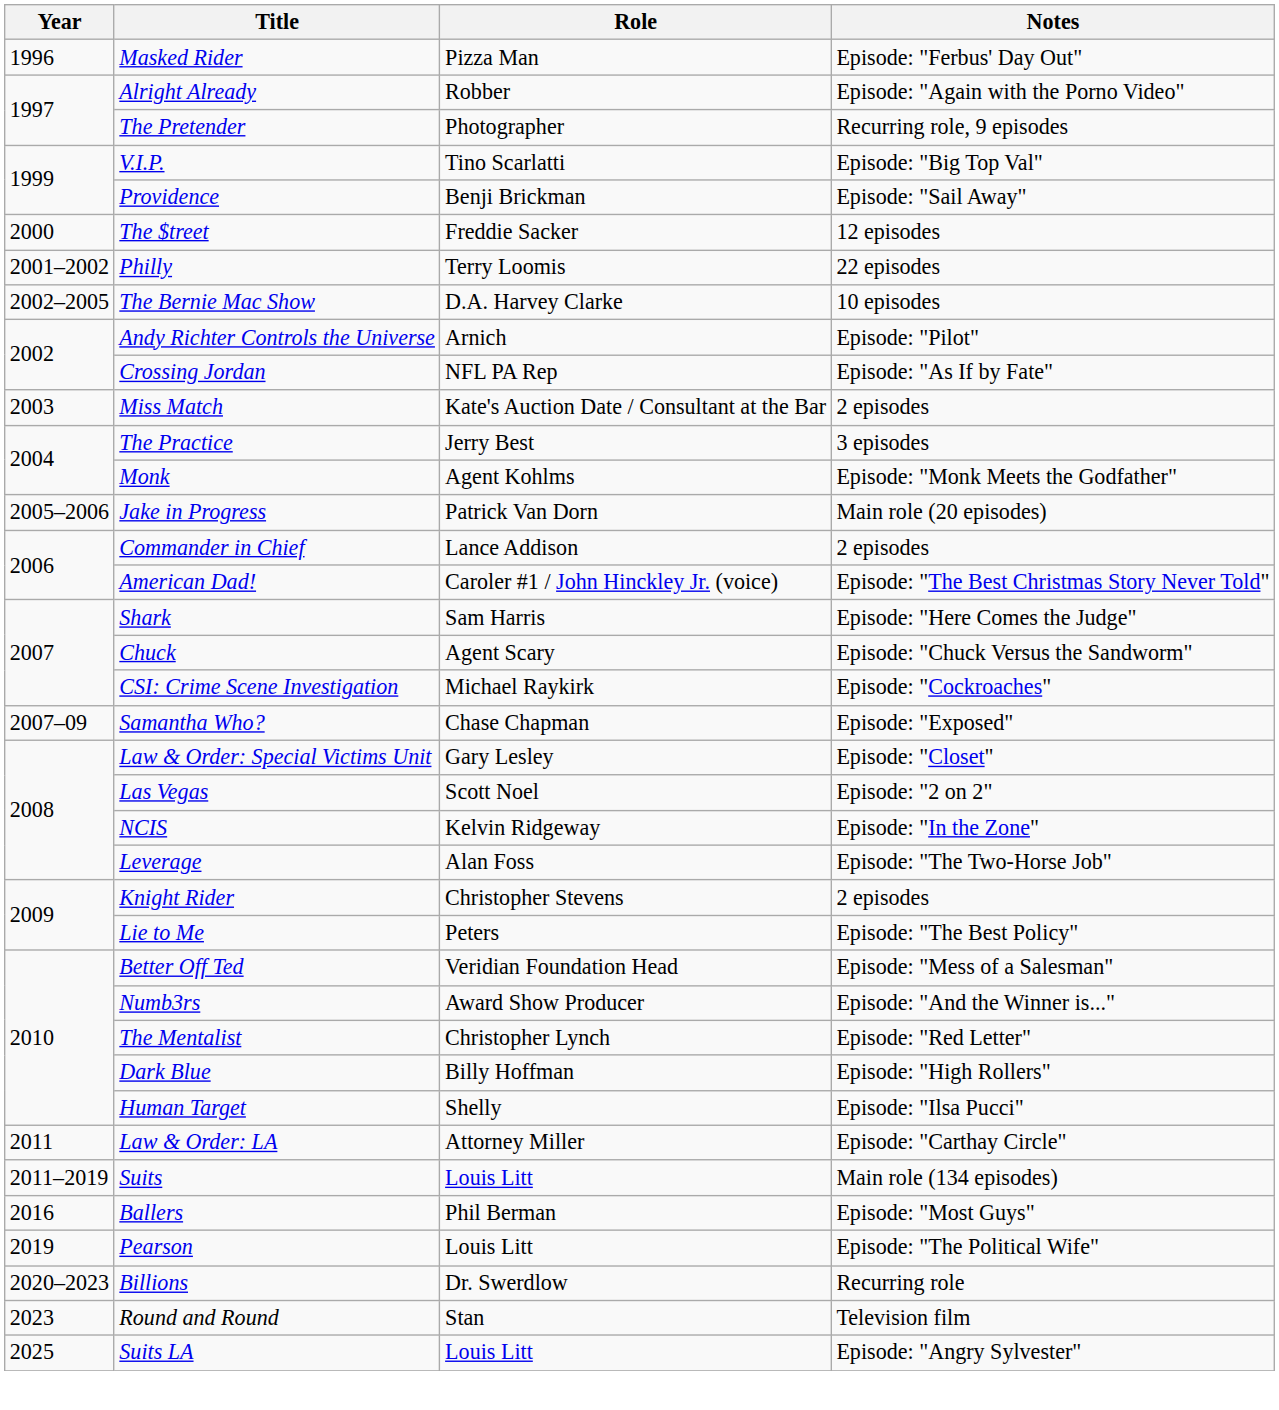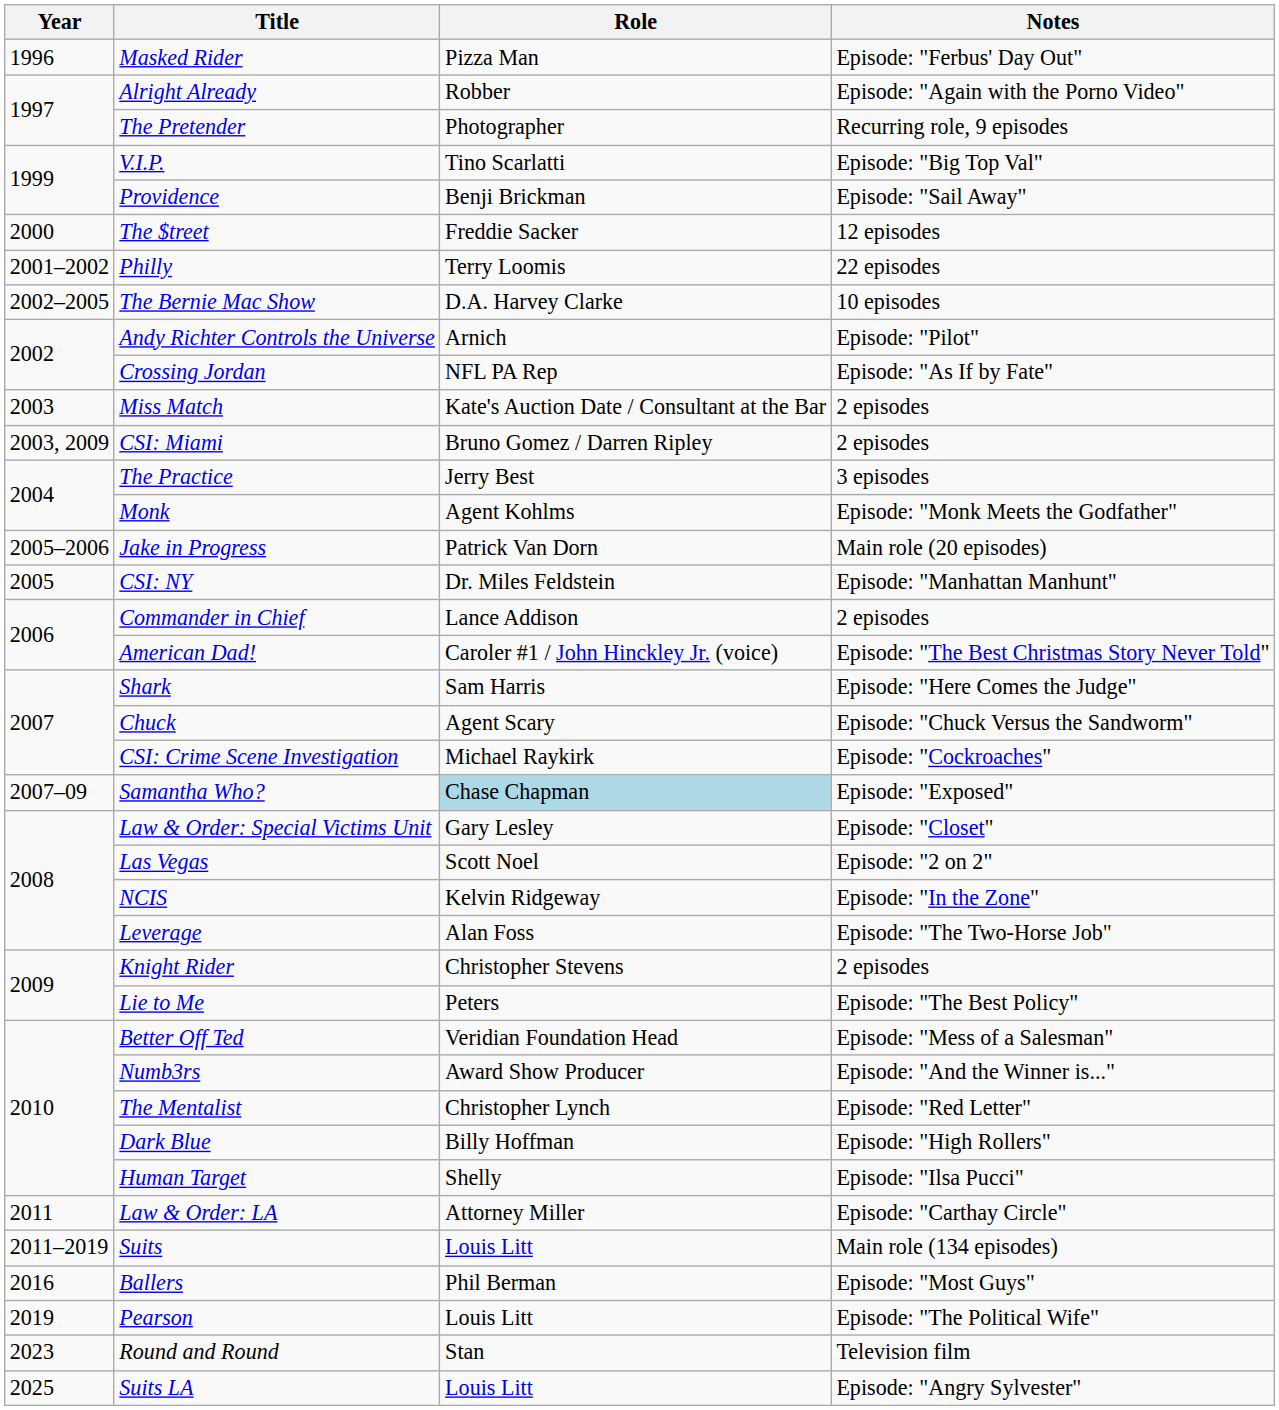+ row: (171, 442)
+ row: (156, 582)
(517, 722) no background -> (517, 792) lightblue background
- row: (154, 1282)
